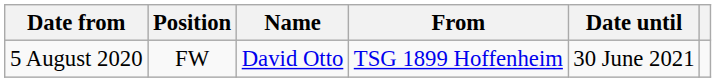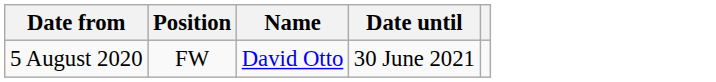- column: (458, 22)
